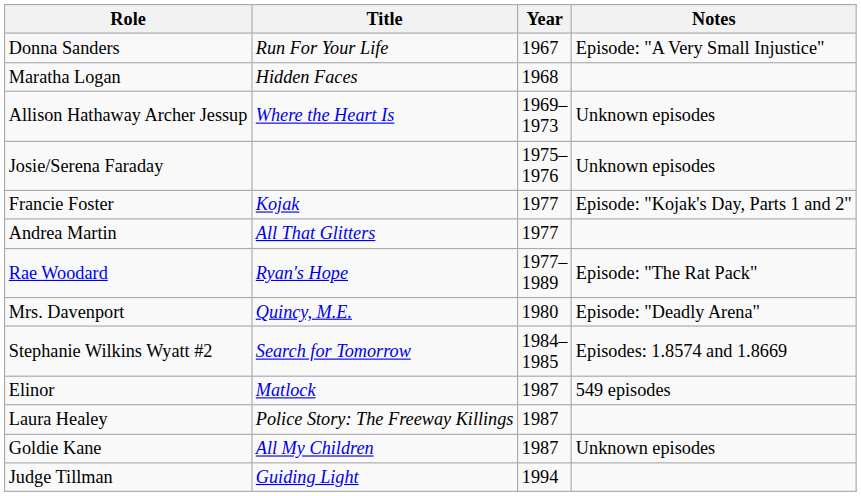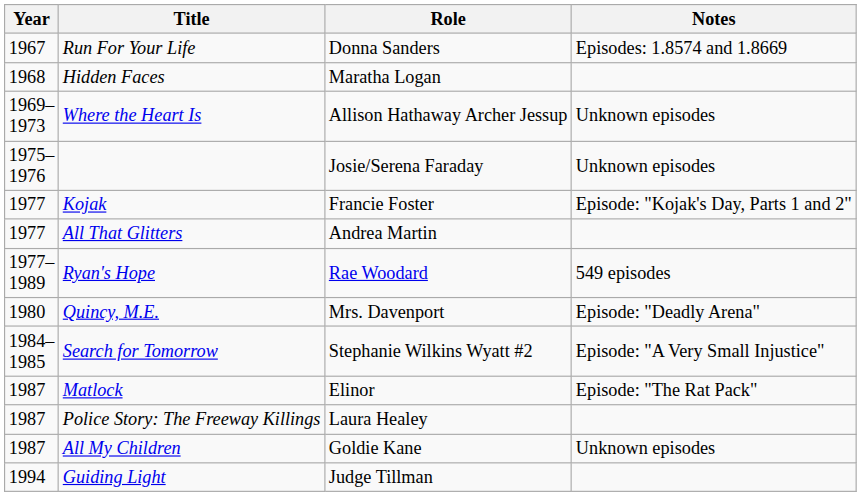columns swapped: (545, 18) <-> (128, 18)
(700, 47) Episode: "A Very Small Injustice" -> (682, 47) Episodes: 1.8574 and 1.8669
(667, 272) Episode: "The Rat Pack" -> (623, 272) 549 episodes
(682, 351) Episodes: 1.8574 and 1.8669 -> (700, 351) Episode: "A Very Small Injustice"
(623, 390) 549 episodes -> (667, 390) Episode: "The Rat Pack"
